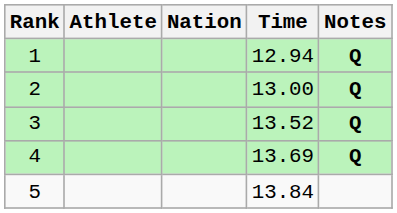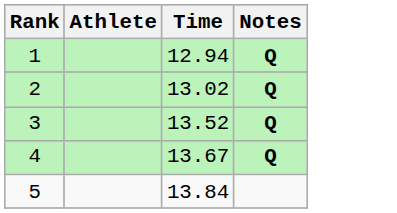- column: (204, 22)
(283, 90) 13.00 -> (198, 90) 13.02
(283, 157) 13.69 -> (198, 157) 13.67
